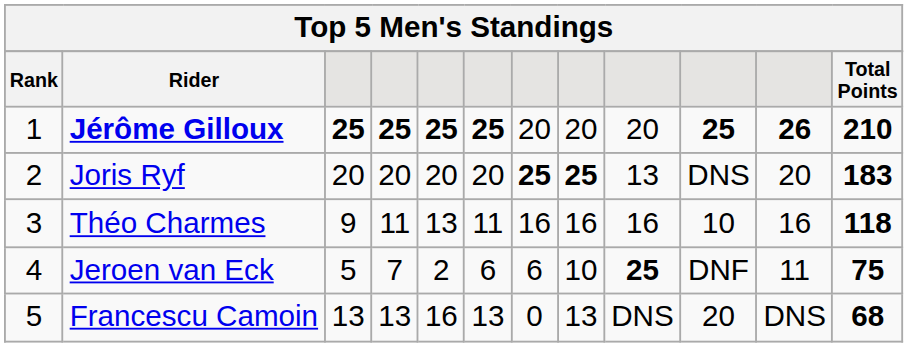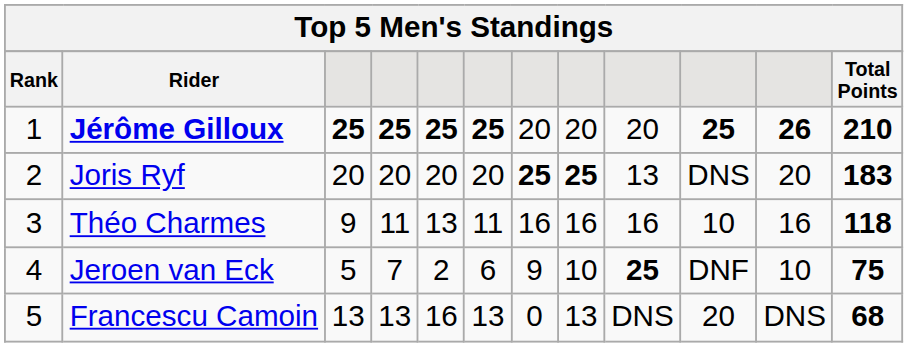(534, 269) 6 -> (534, 269) 9
(795, 269) 11 -> (795, 269) 10
